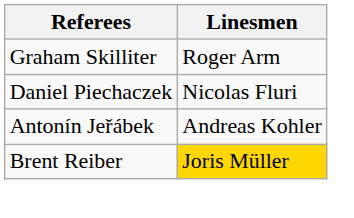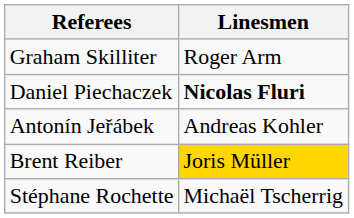(240, 91) normal -> (244, 91) bold
+ row: (92, 195)
